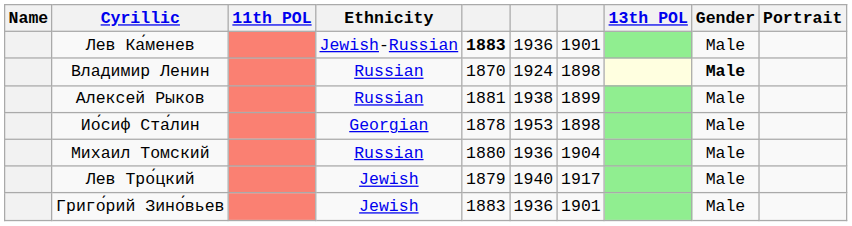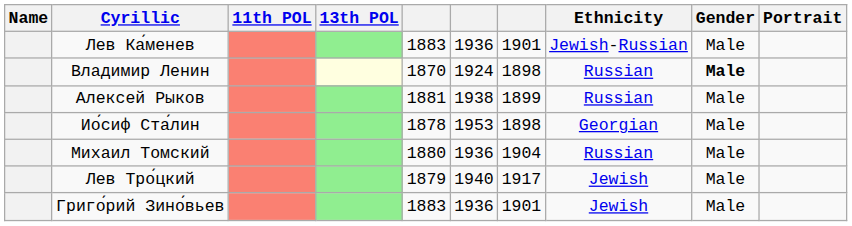columns swapped: (648, 18) <-> (389, 18)
(486, 45) bold -> (426, 45) normal
